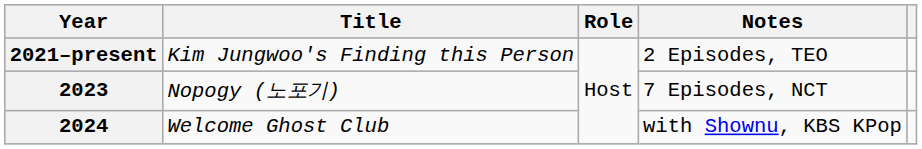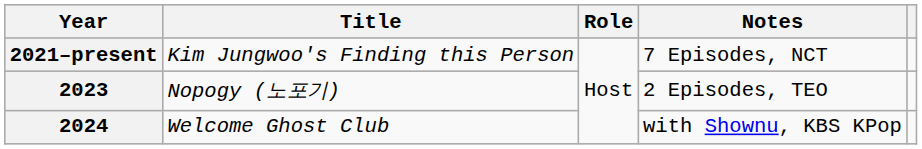(735, 55) 2 Episodes, TEO -> (735, 55) 7 Episodes, NCT
(735, 91) 7 Episodes, NCT -> (735, 91) 2 Episodes, TEO
